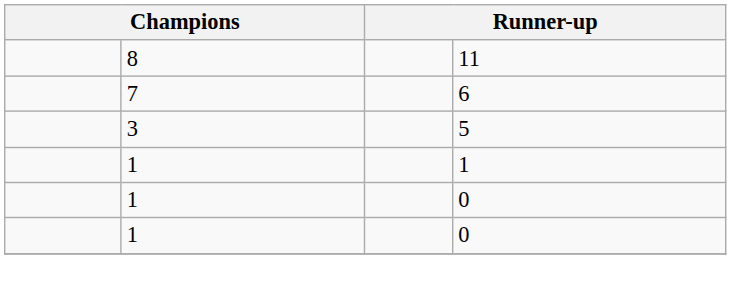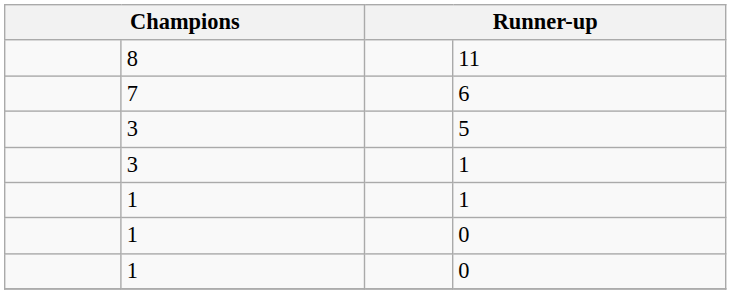+ row: (132, 164)
